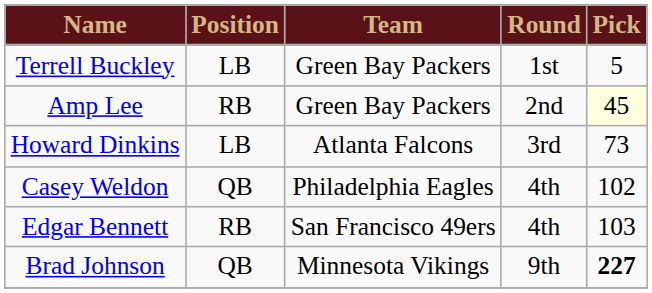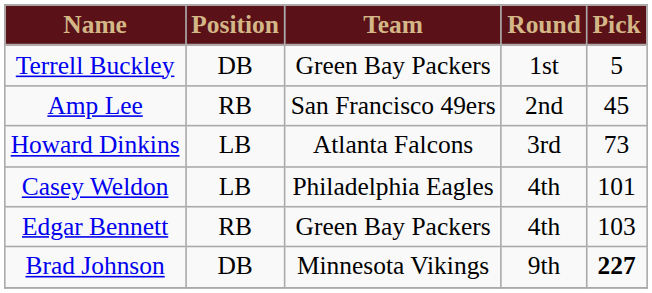(235, 65) LB -> (235, 65) DB
(393, 105) Green Bay Packers -> (393, 105) San Francisco 49ers
(617, 105) lightyellow background -> (617, 105) no background
(235, 186) QB -> (235, 186) LB
(617, 186) 102 -> (617, 186) 101
(393, 226) San Francisco 49ers -> (393, 226) Green Bay Packers
(235, 266) QB -> (235, 266) DB
